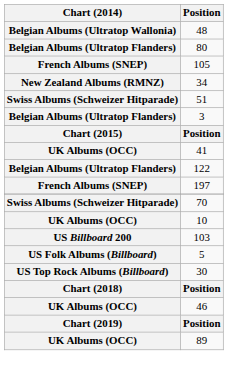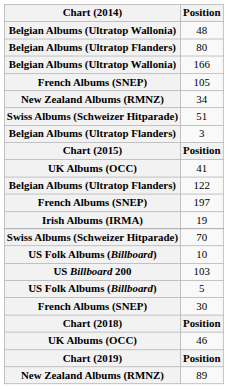+ row: (202, 64)
+ row: (202, 220)
(92, 220) UK Albums (OCC) -> (92, 254) US Folk Albums (Billboard)
(92, 271) US Top Rock Albums (Billboard) -> (92, 306) French Albums (SNEP)
(92, 340) UK Albums (OCC) -> (92, 375) New Zealand Albums (RMNZ)
